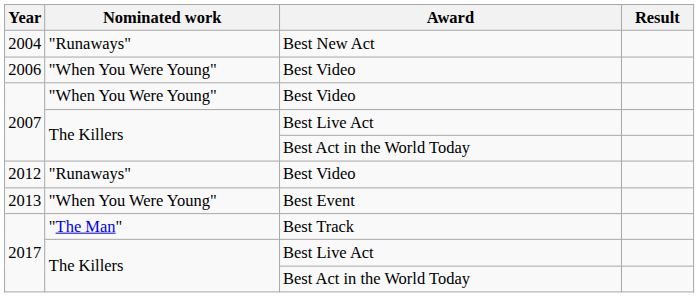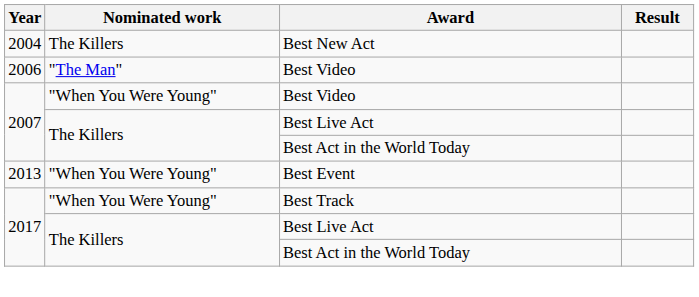(90, 43) "Runaways" -> (86, 43) The Killers
(133, 69) "When You Were Young" -> (86, 69) "The Man"
- row: (25, 174)
(86, 226) "The Man" -> (133, 200) "When You Were Young"
